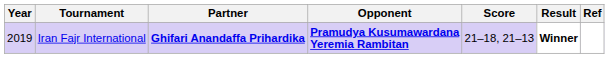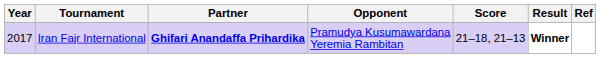(20, 38) 2019 -> (20, 38) 2017
(385, 38) bold -> (380, 38) normal
